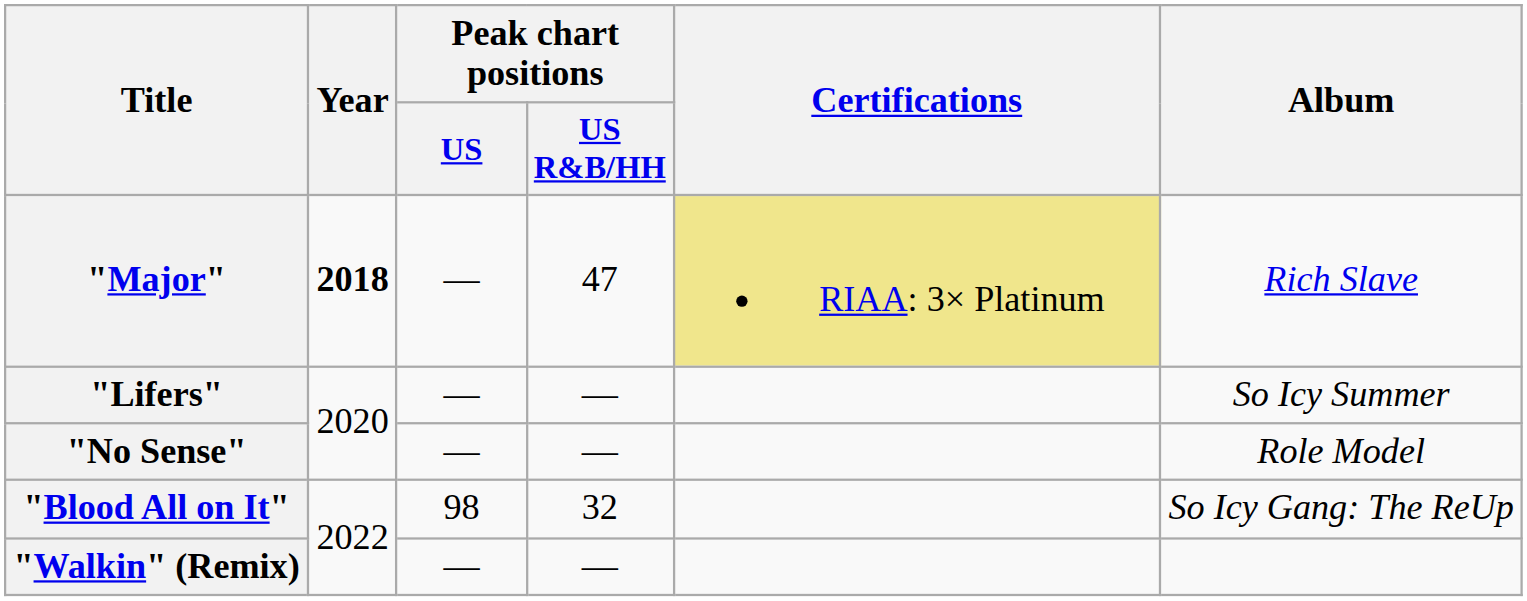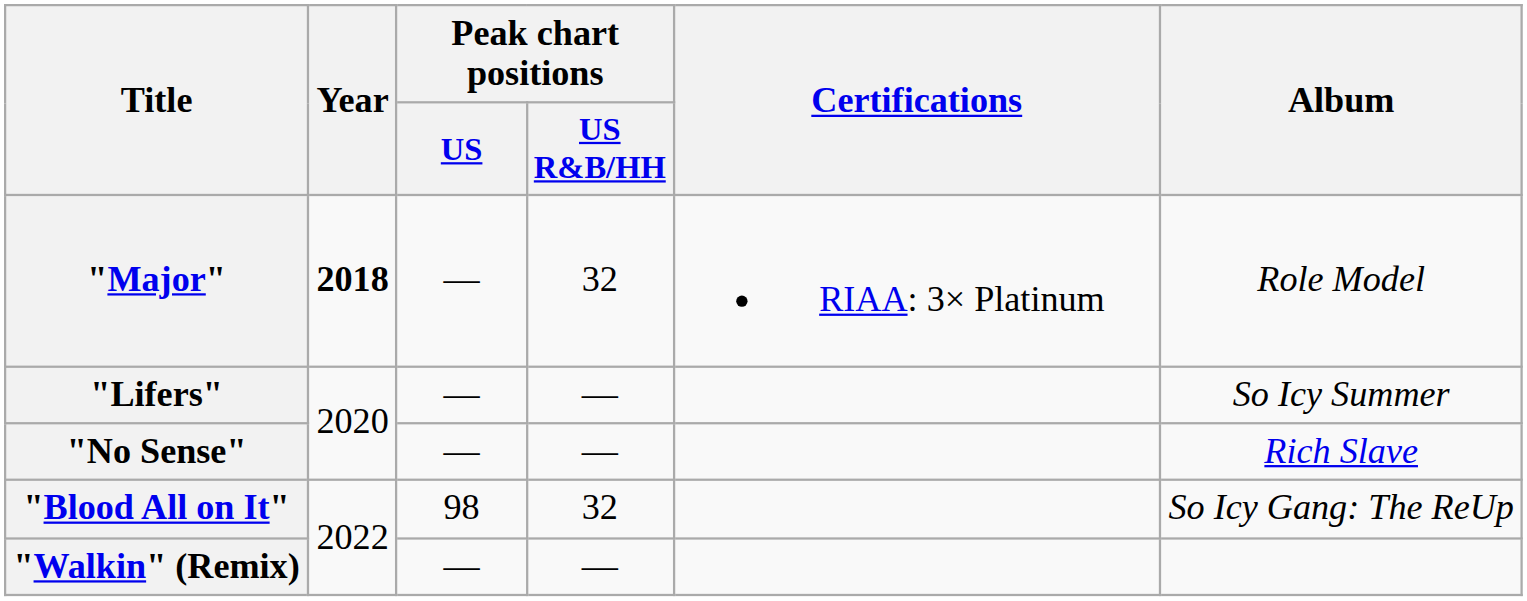(600, 279) 47 -> (600, 279) 32
(917, 301) khaki background -> (917, 301) no background
(1341, 279) Rich Slave -> (1341, 279) Role Model
(1341, 450) Role Model -> (1341, 450) Rich Slave
